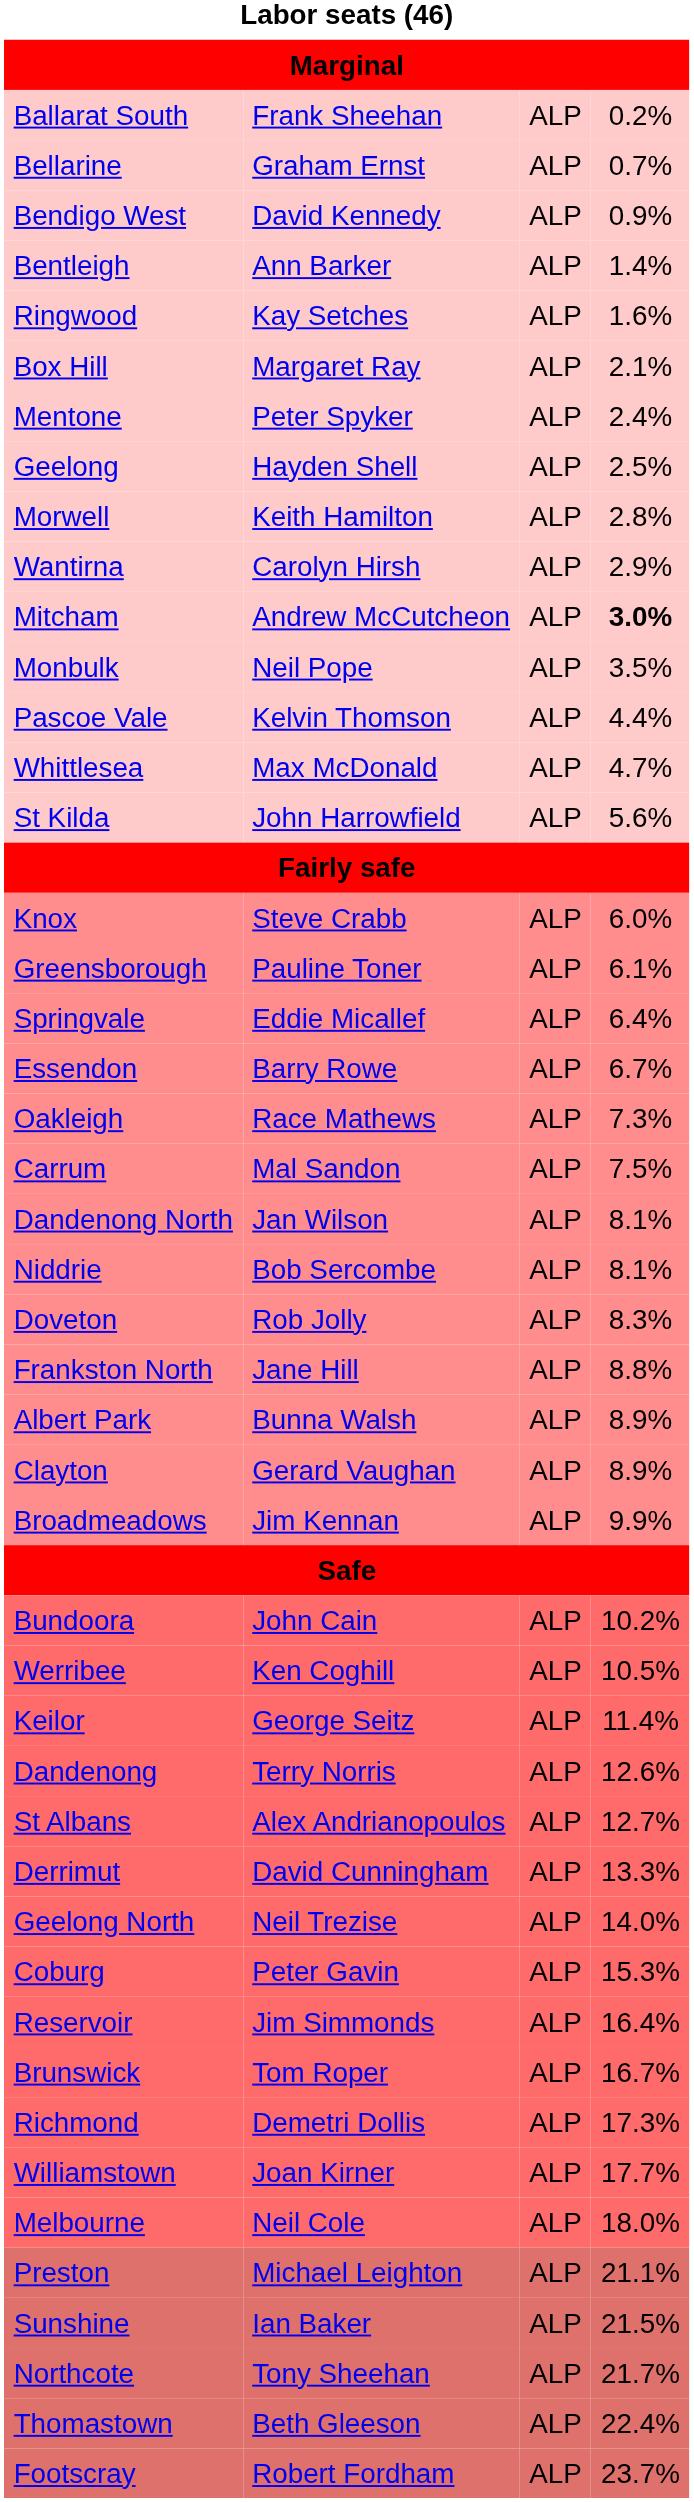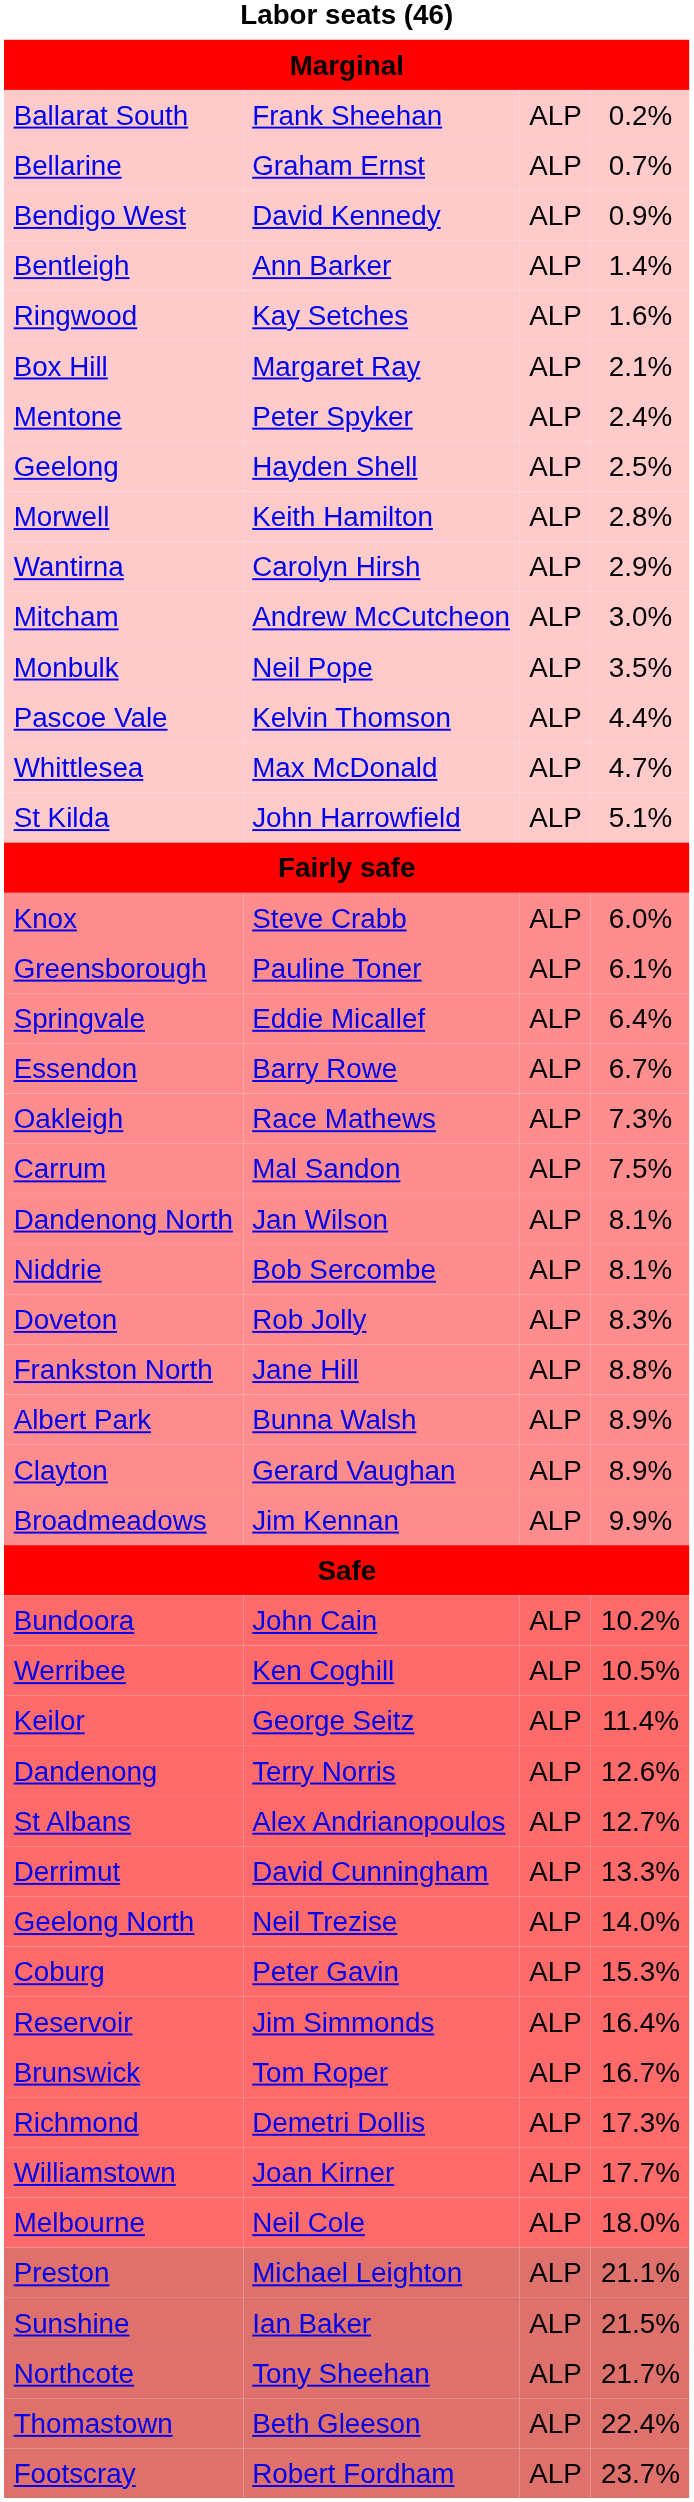(641, 616) bold -> (641, 616) normal
(641, 817) 5.6% -> (641, 817) 5.1%
